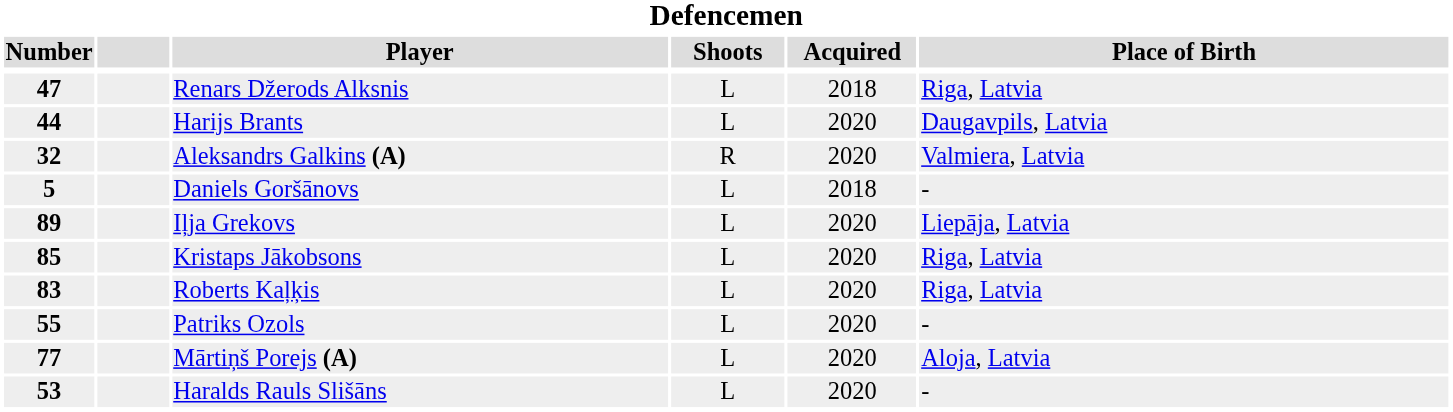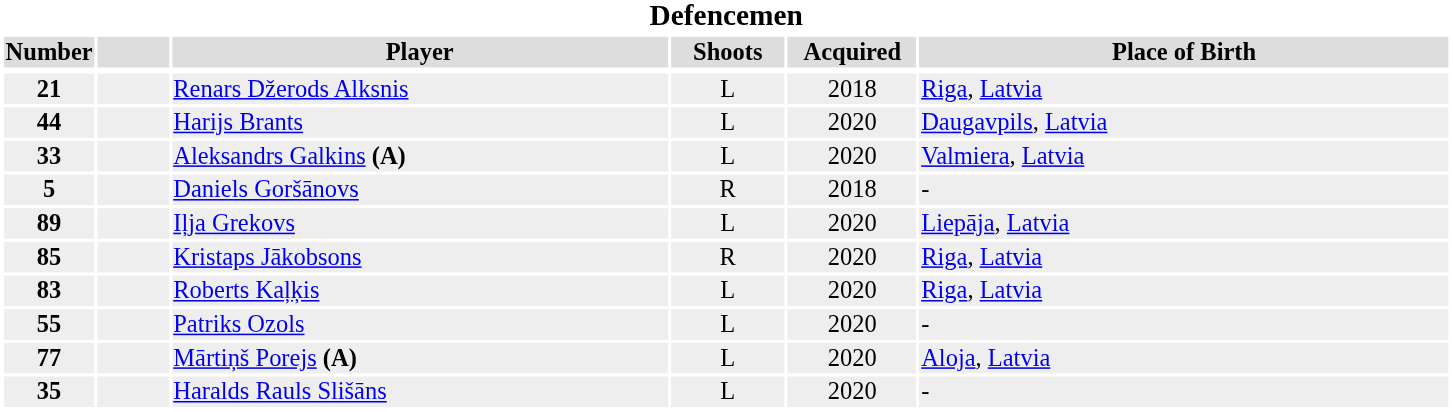(49, 88) 47 -> (49, 88) 21
(49, 155) 32 -> (49, 155) 33
(728, 155) R -> (728, 155) L
(728, 189) L -> (728, 189) R
(728, 256) L -> (728, 256) R
(49, 391) 53 -> (49, 391) 35
